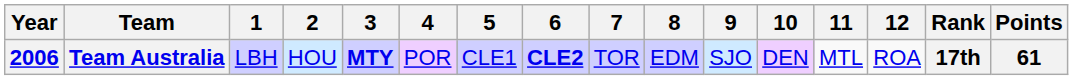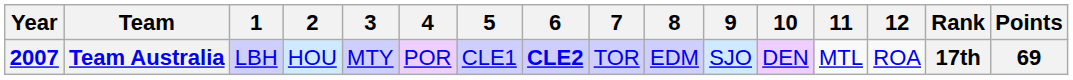(34, 57) 2006 -> (34, 57) 2007
(370, 57) bold -> (370, 57) normal
(1029, 57) 61 -> (1029, 57) 69
